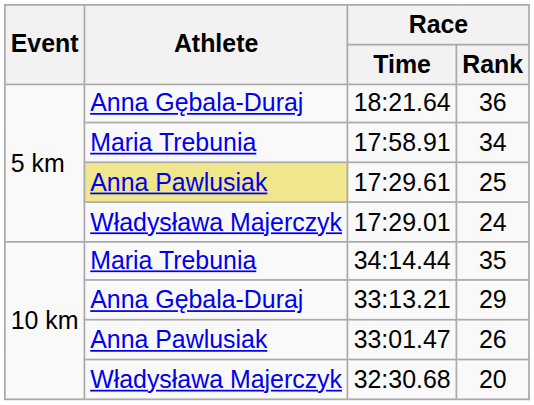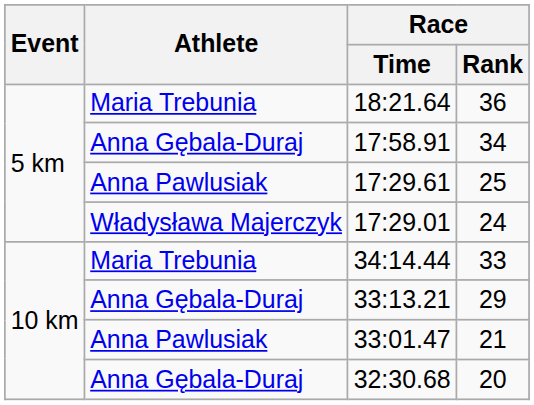(197, 104) Anna Gębala-Duraj -> (173, 104) Maria Trebunia
(173, 143) Maria Trebunia -> (197, 143) Anna Gębala-Duraj
(179, 182) khaki background -> (179, 182) no background
(493, 261) 35 -> (493, 261) 33
(493, 340) 26 -> (493, 340) 21
(216, 379) Władysława Majerczyk -> (197, 379) Anna Gębala-Duraj
